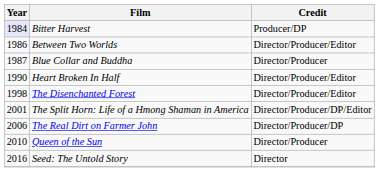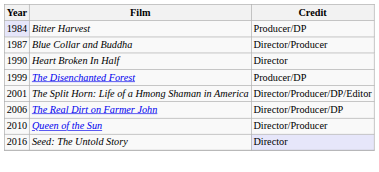- row: (75, 45)
(305, 77) Director/Producer/Editor -> (270, 61) Director
(17, 93) 1998 -> (17, 77) 1999
(305, 93) Director/Producer/Editor -> (280, 77) Producer/DP
(270, 158) no background -> (270, 142) lavender background
